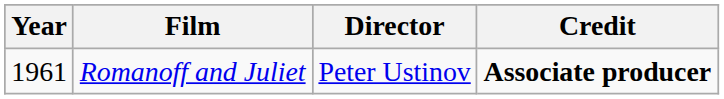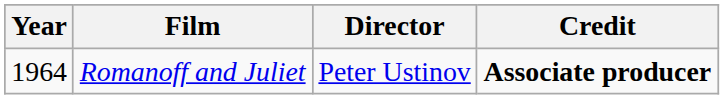(39, 70) 1961 -> (39, 70) 1964
